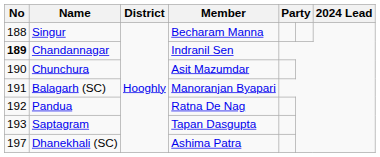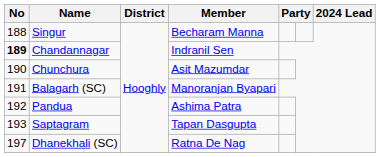(208, 106) Ratna De Nag -> (206, 106) Ashima Patra
(206, 143) Ashima Patra -> (208, 143) Ratna De Nag
